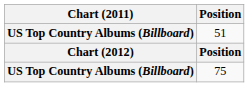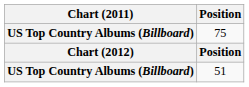rows swapped: (220, 33) <-> (220, 71)
